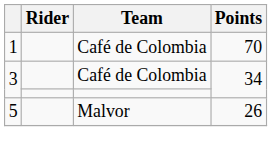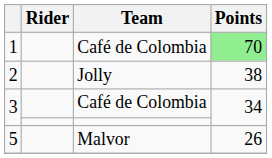(253, 46) no background -> (253, 46) lightgreen background
+ row: (13, 74)
